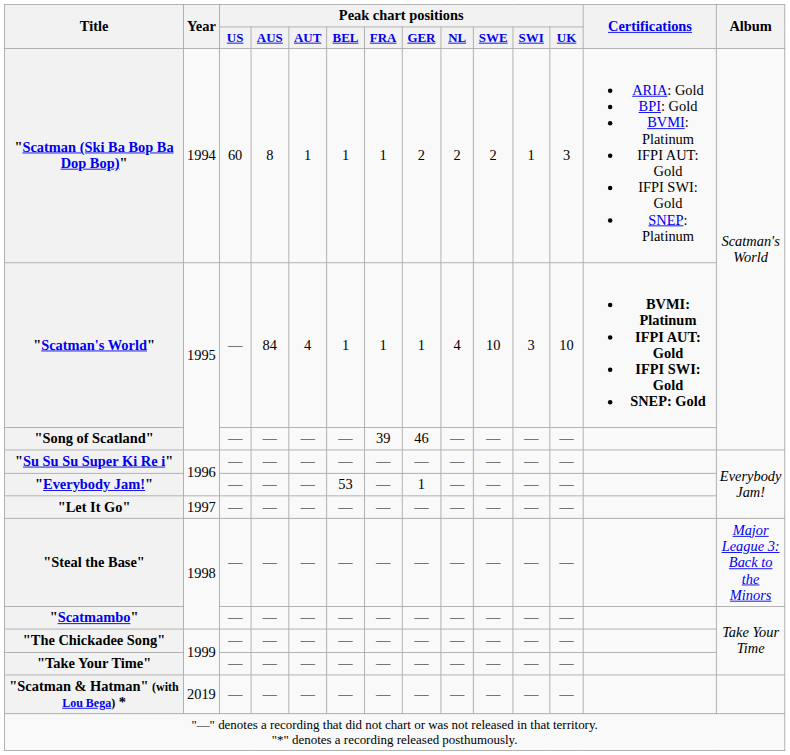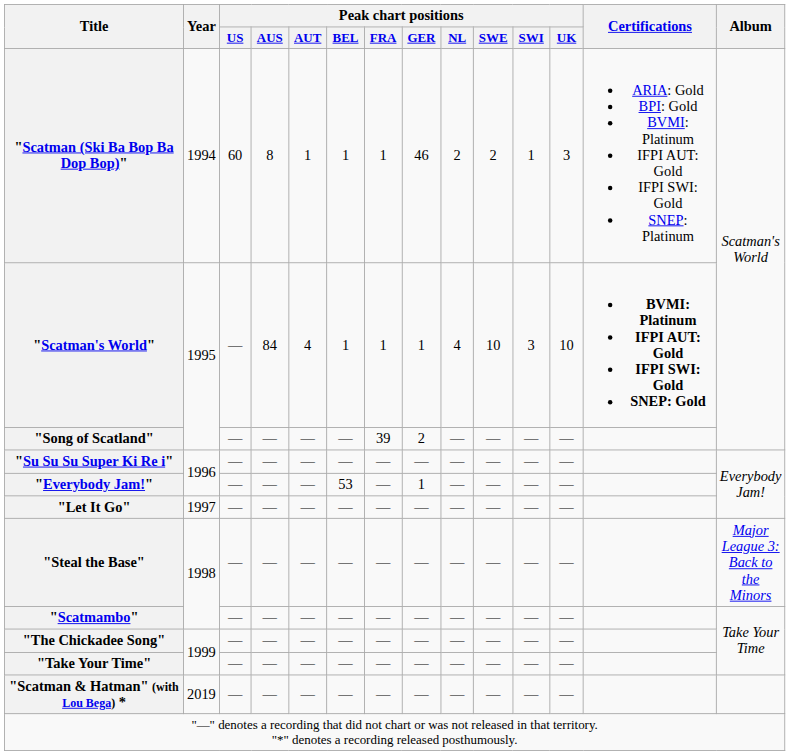(421, 155) 2 -> (421, 155) 46
(421, 438) 46 -> (421, 438) 2
